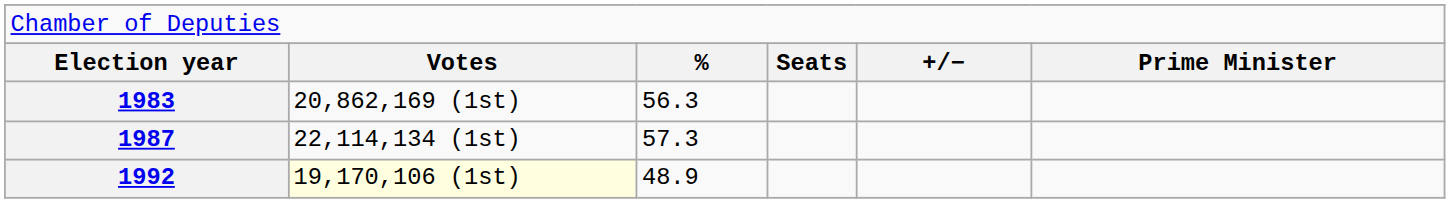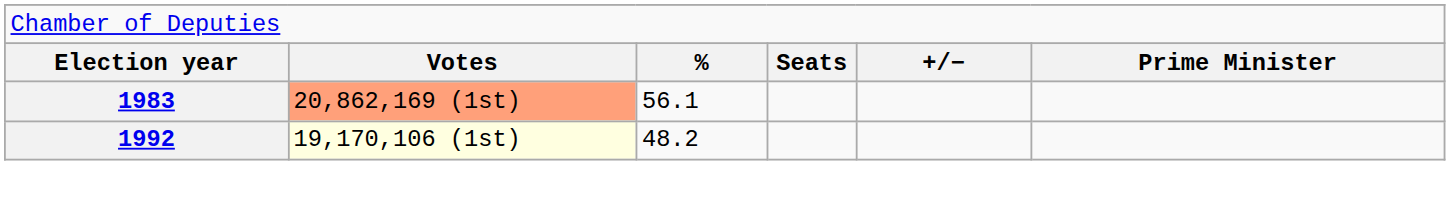(407, 101) no background -> (407, 101) lightsalmon background
(670, 101) 56.3 -> (670, 101) 56.1
- row: (146, 140)
(670, 178) 48.9 -> (670, 140) 48.2
